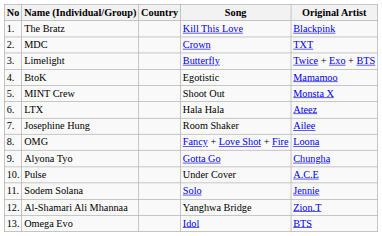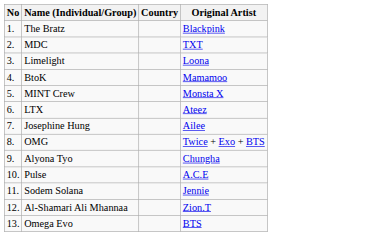- column: (236, 12)
(334, 61) Twice + Exo + BTS -> (196, 61) Loona
(306, 142) Loona -> (224, 142) Twice + Exo + BTS
